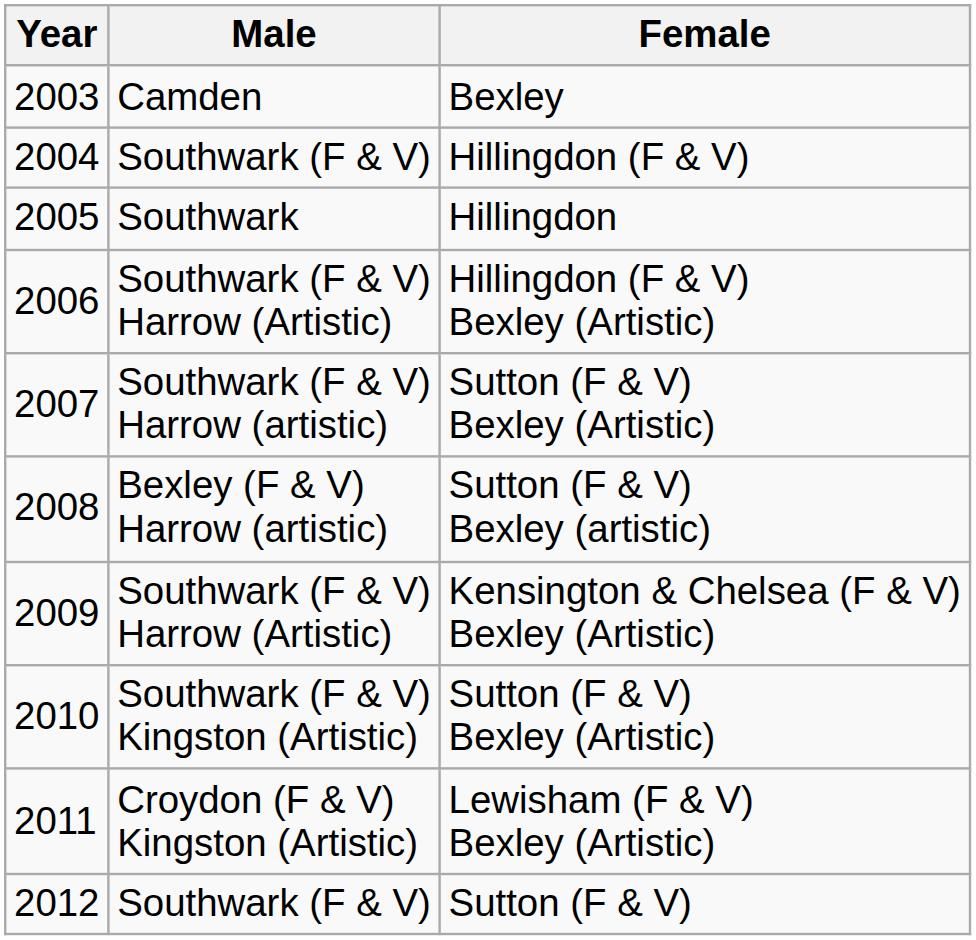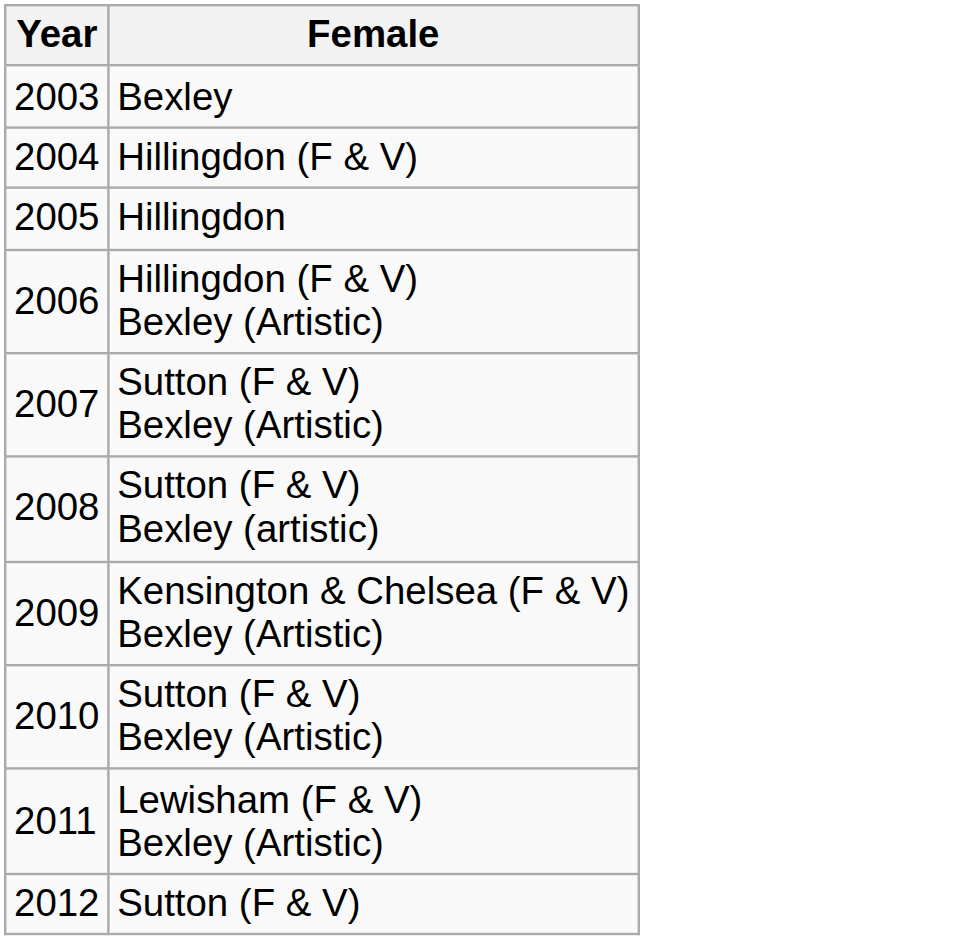- column: (274, 34)
